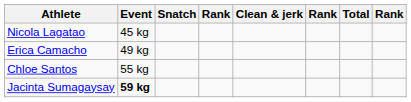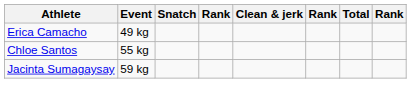- row: (46, 32)
(135, 88) bold -> (134, 69) normal
